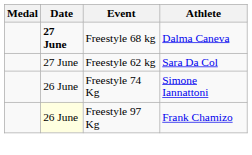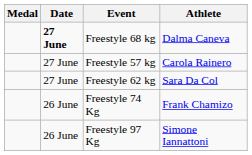+ row: (120, 62)
(185, 86) Simone Iannattoni -> (197, 104) Frank Chamizo
(61, 117) lightyellow background -> (61, 135) no background
(197, 117) Frank Chamizo -> (185, 135) Simone Iannattoni
